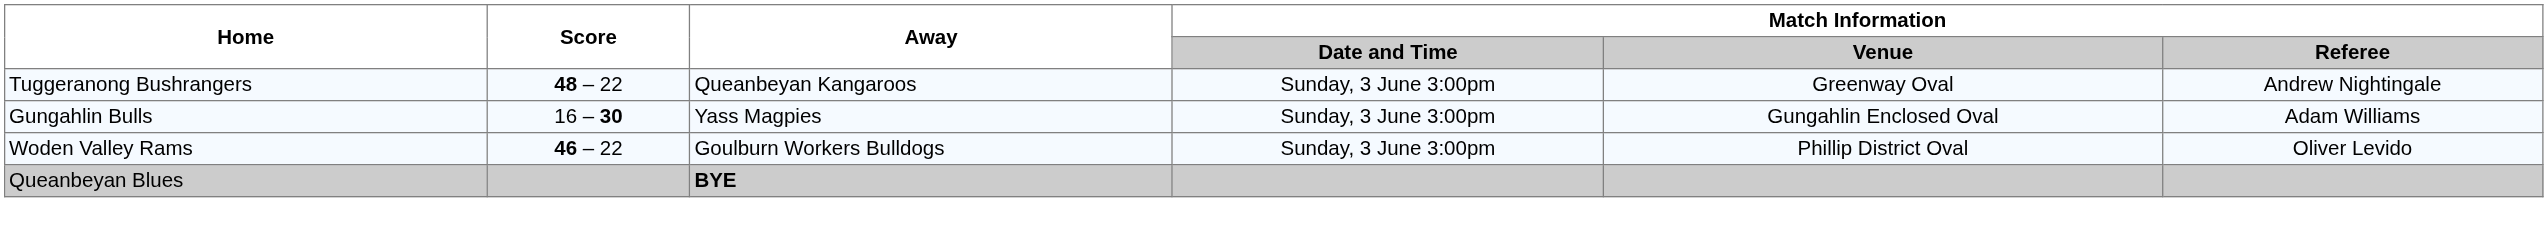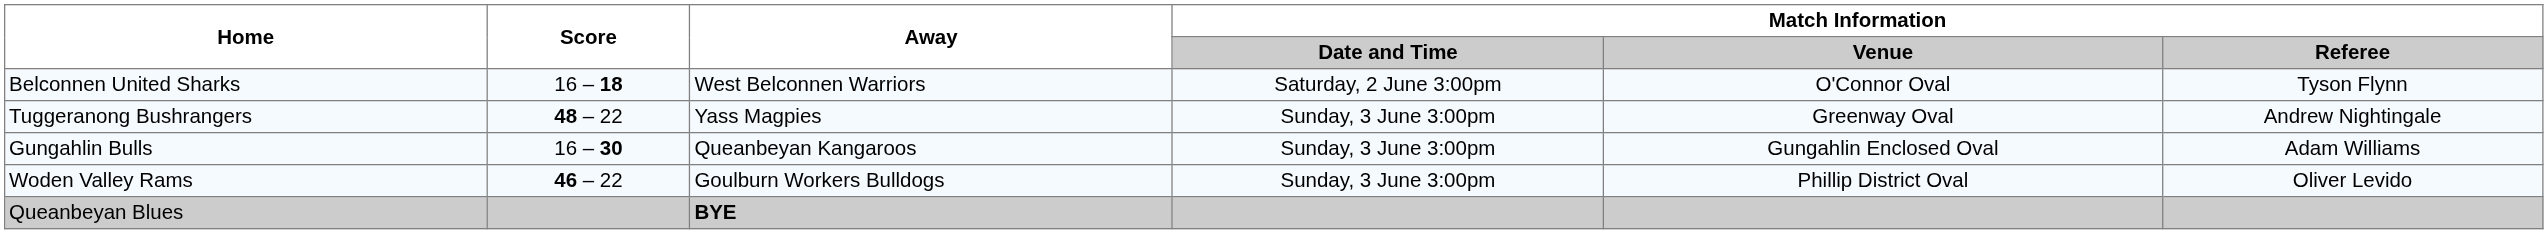+ row: (125, 84)
(805, 84) Queanbeyan Kangaroos -> (758, 116) Yass Magpies
(758, 116) Yass Magpies -> (805, 148) Queanbeyan Kangaroos
